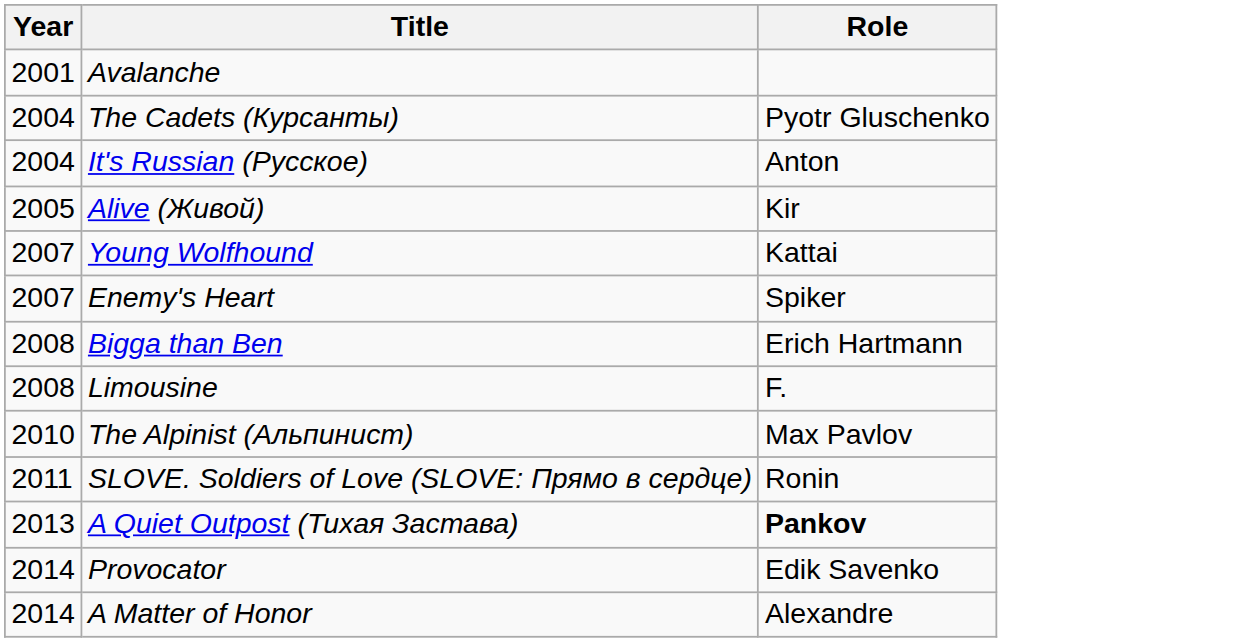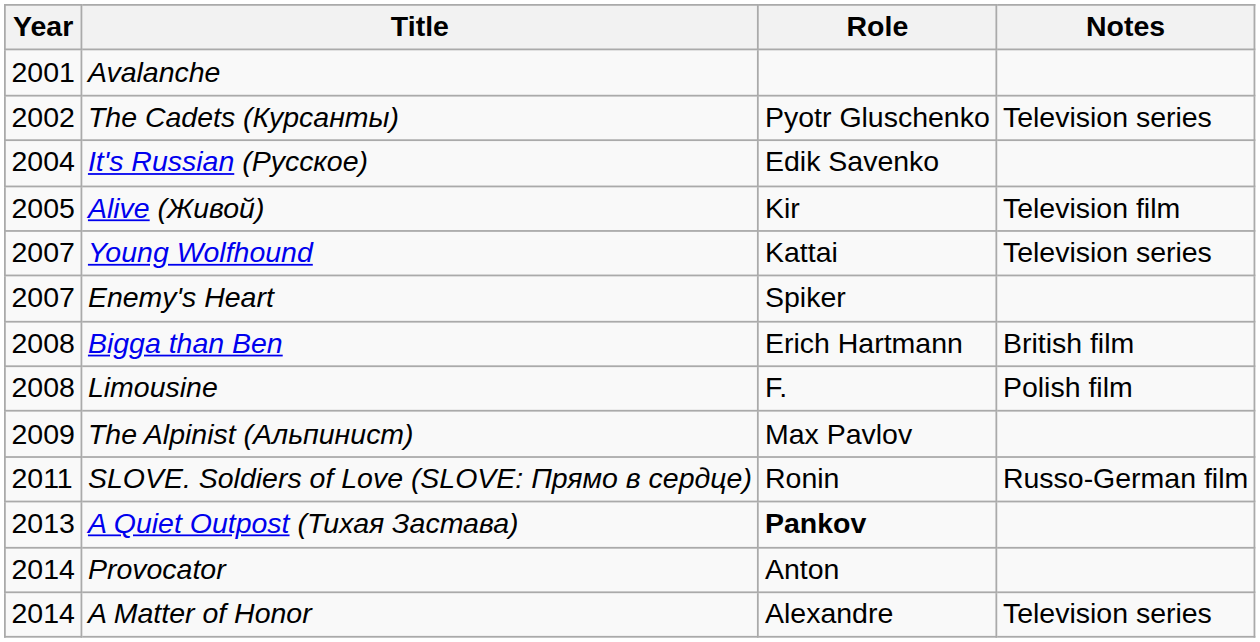+ column: (1126, 27)
(43, 117) 2004 -> (43, 117) 2002
(802, 162) Anton -> (852, 162) Edik Savenko
(43, 433) 2010 -> (43, 433) 2009
(852, 569) Edik Savenko -> (802, 569) Anton
